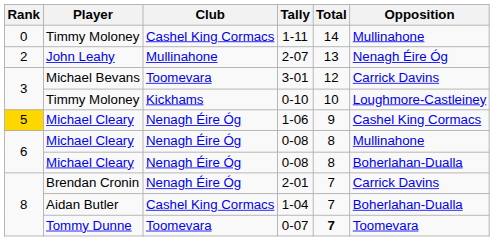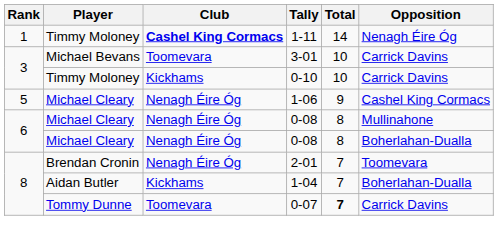(24, 36) 0 -> (24, 36) 1
(210, 36) normal -> (215, 36) bold
(389, 36) Mullinahone -> (409, 36) Nenagh Éire Óg
- row: (80, 57)
(331, 78) 12 -> (340, 57) 10
(420, 99) Loughmore-Castleiney -> (405, 78) Carrick Davins
(24, 120) gold background -> (24, 99) no background
(396, 183) Carrick Davins -> (394, 162) Toomevara
(210, 204) Cashel King Cormacs -> (175, 183) Kickhams
(386, 225) Toomevara -> (405, 204) Carrick Davins
